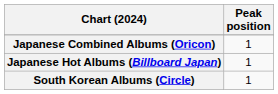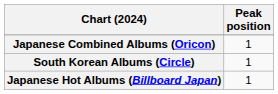rows swapped: (114, 62) <-> (114, 80)
